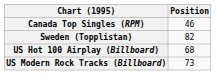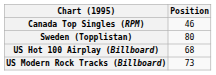(190, 37) 82 -> (190, 37) 80
